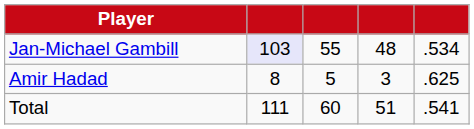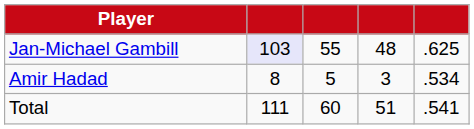(441, 49) .534 -> (441, 49) .625
(441, 78) .625 -> (441, 78) .534
